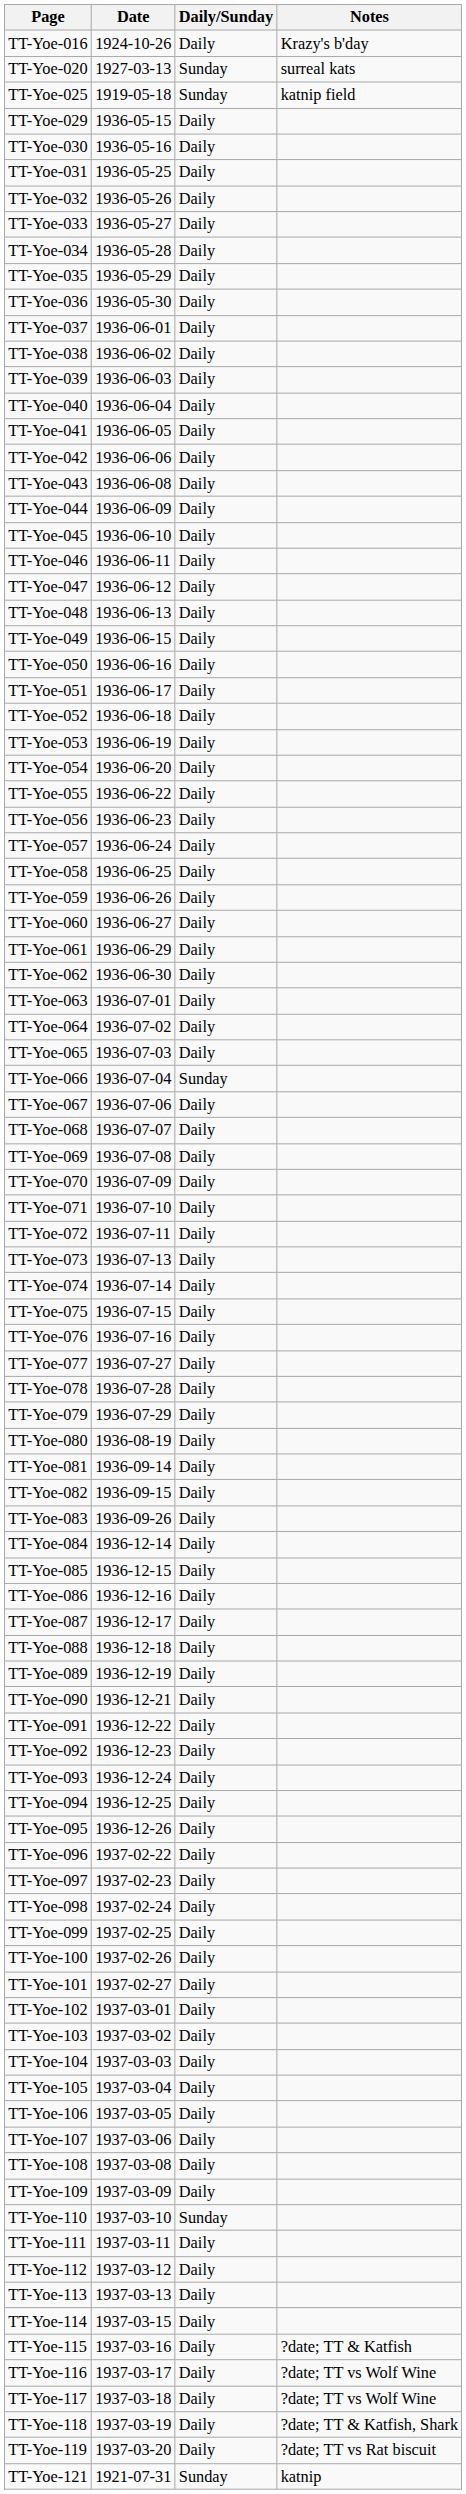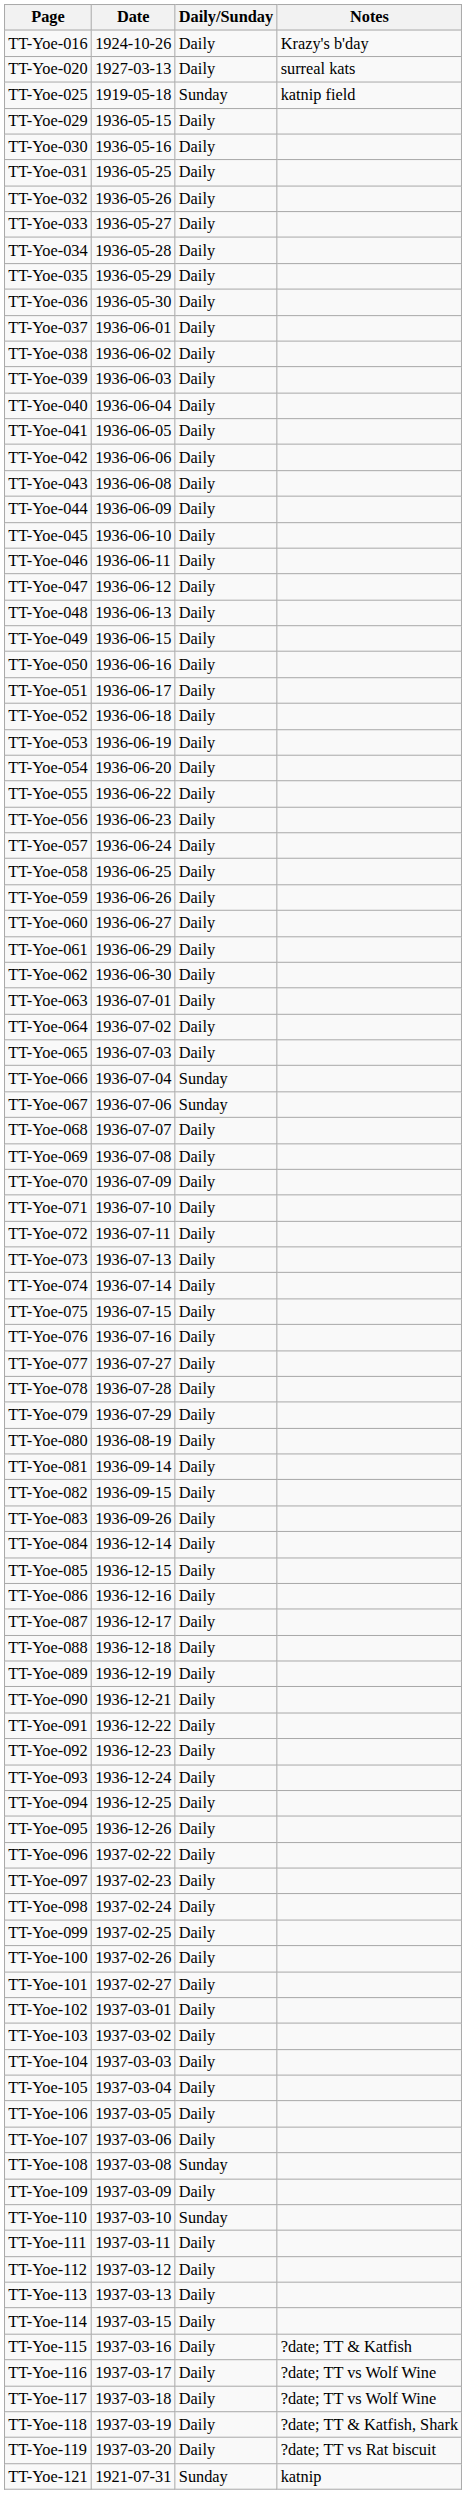(203, 69) Sunday -> (197, 69) Daily
(197, 1104) Daily -> (203, 1104) Sunday
(197, 2165) Daily -> (203, 2165) Sunday
